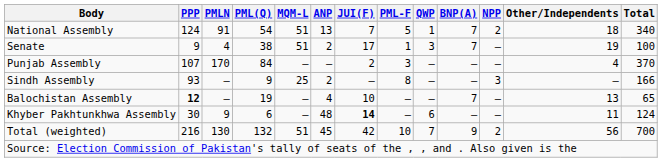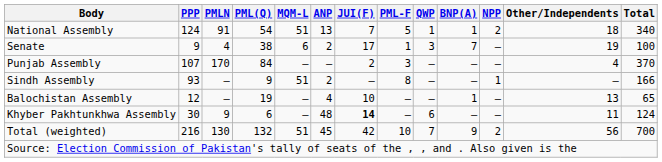(474, 30) 7 -> (474, 30) 1
(302, 47) 51 -> (305, 47) 6
(302, 81) 25 -> (302, 81) 51
(498, 81) 3 -> (498, 81) 1
(193, 98) bold -> (193, 98) normal
(474, 98) 7 -> (474, 98) 1
